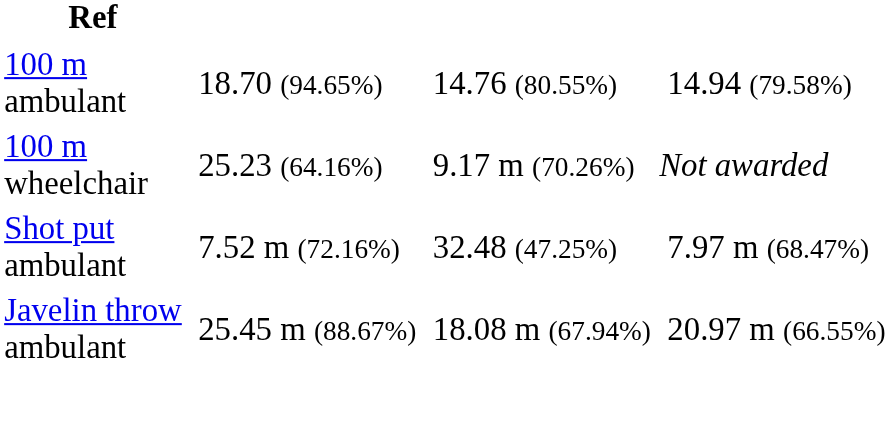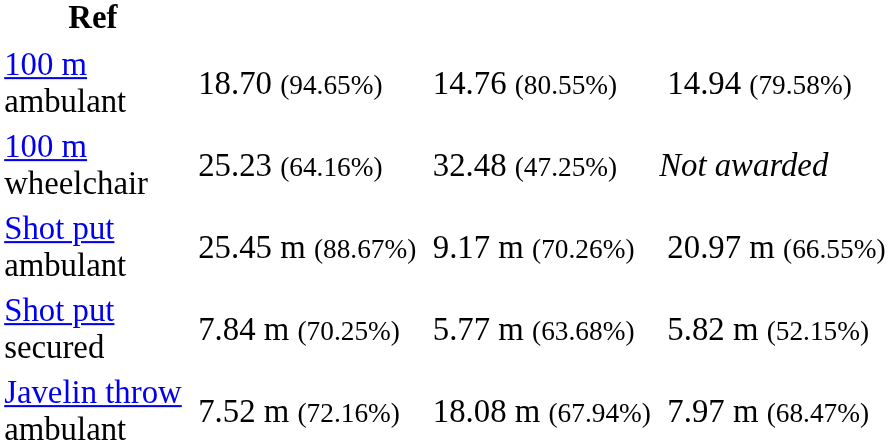(534, 164) 9.17 m (70.26%) -> (525, 164) 32.48 (47.25%)
(299, 246) 7.52 m (72.16%) -> (307, 246) 25.45 m (88.67%)
(525, 246) 32.48 (47.25%) -> (534, 246) 9.17 m (70.26%)
(768, 246) 7.97 m (68.47%) -> (776, 246) 20.97 m (66.55%)
+ row: (59, 328)
(307, 328) 25.45 m (88.67%) -> (299, 410) 7.52 m (72.16%)
(776, 328) 20.97 m (66.55%) -> (768, 410) 7.97 m (68.47%)
